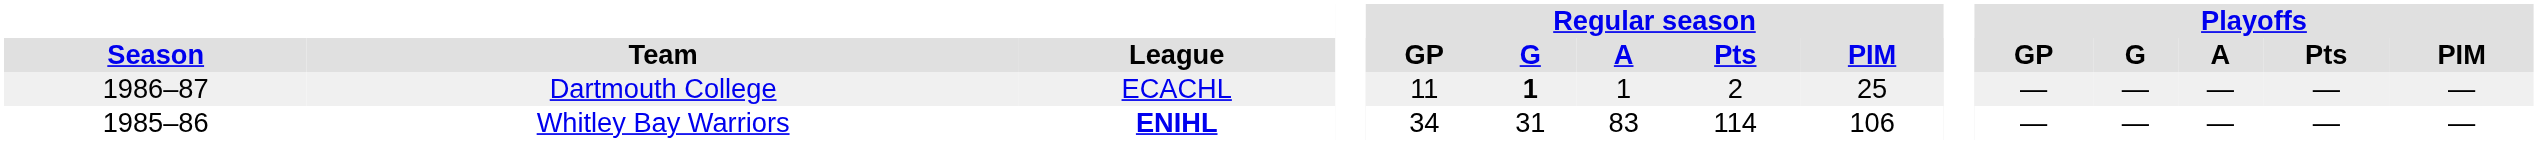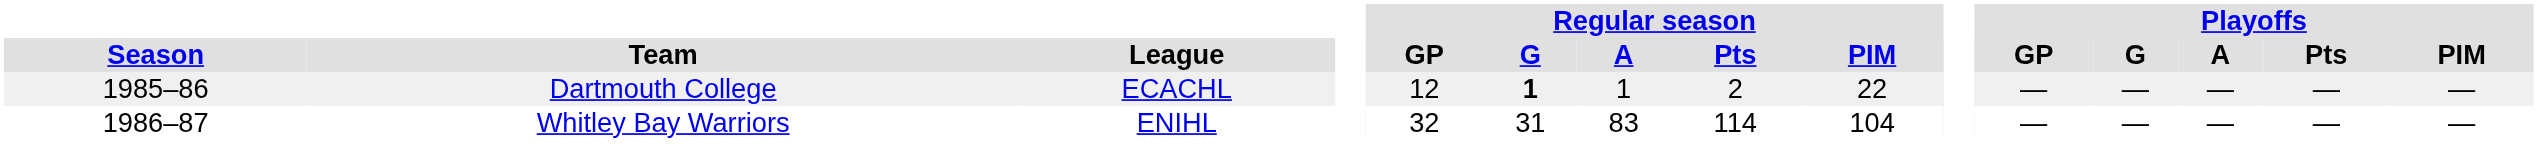(156, 88) 1986–87 -> (156, 88) 1985–86
(1424, 88) 11 -> (1424, 88) 12
(1872, 88) 25 -> (1872, 88) 22
(156, 122) 1985–86 -> (156, 122) 1986–87
(1177, 122) bold -> (1177, 122) normal
(1424, 122) 34 -> (1424, 122) 32
(1872, 122) 106 -> (1872, 122) 104
